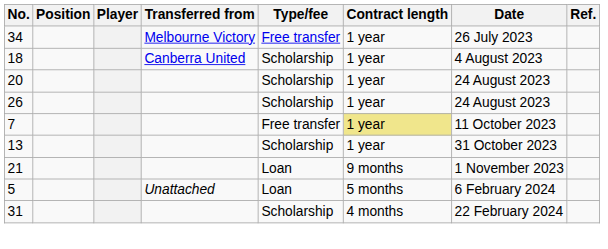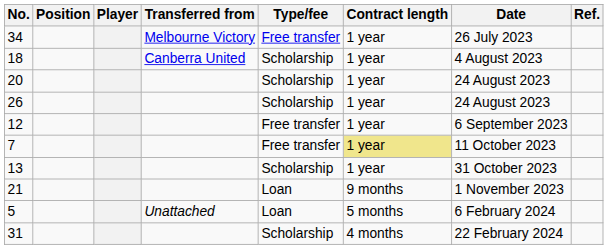+ row: (15, 124)
